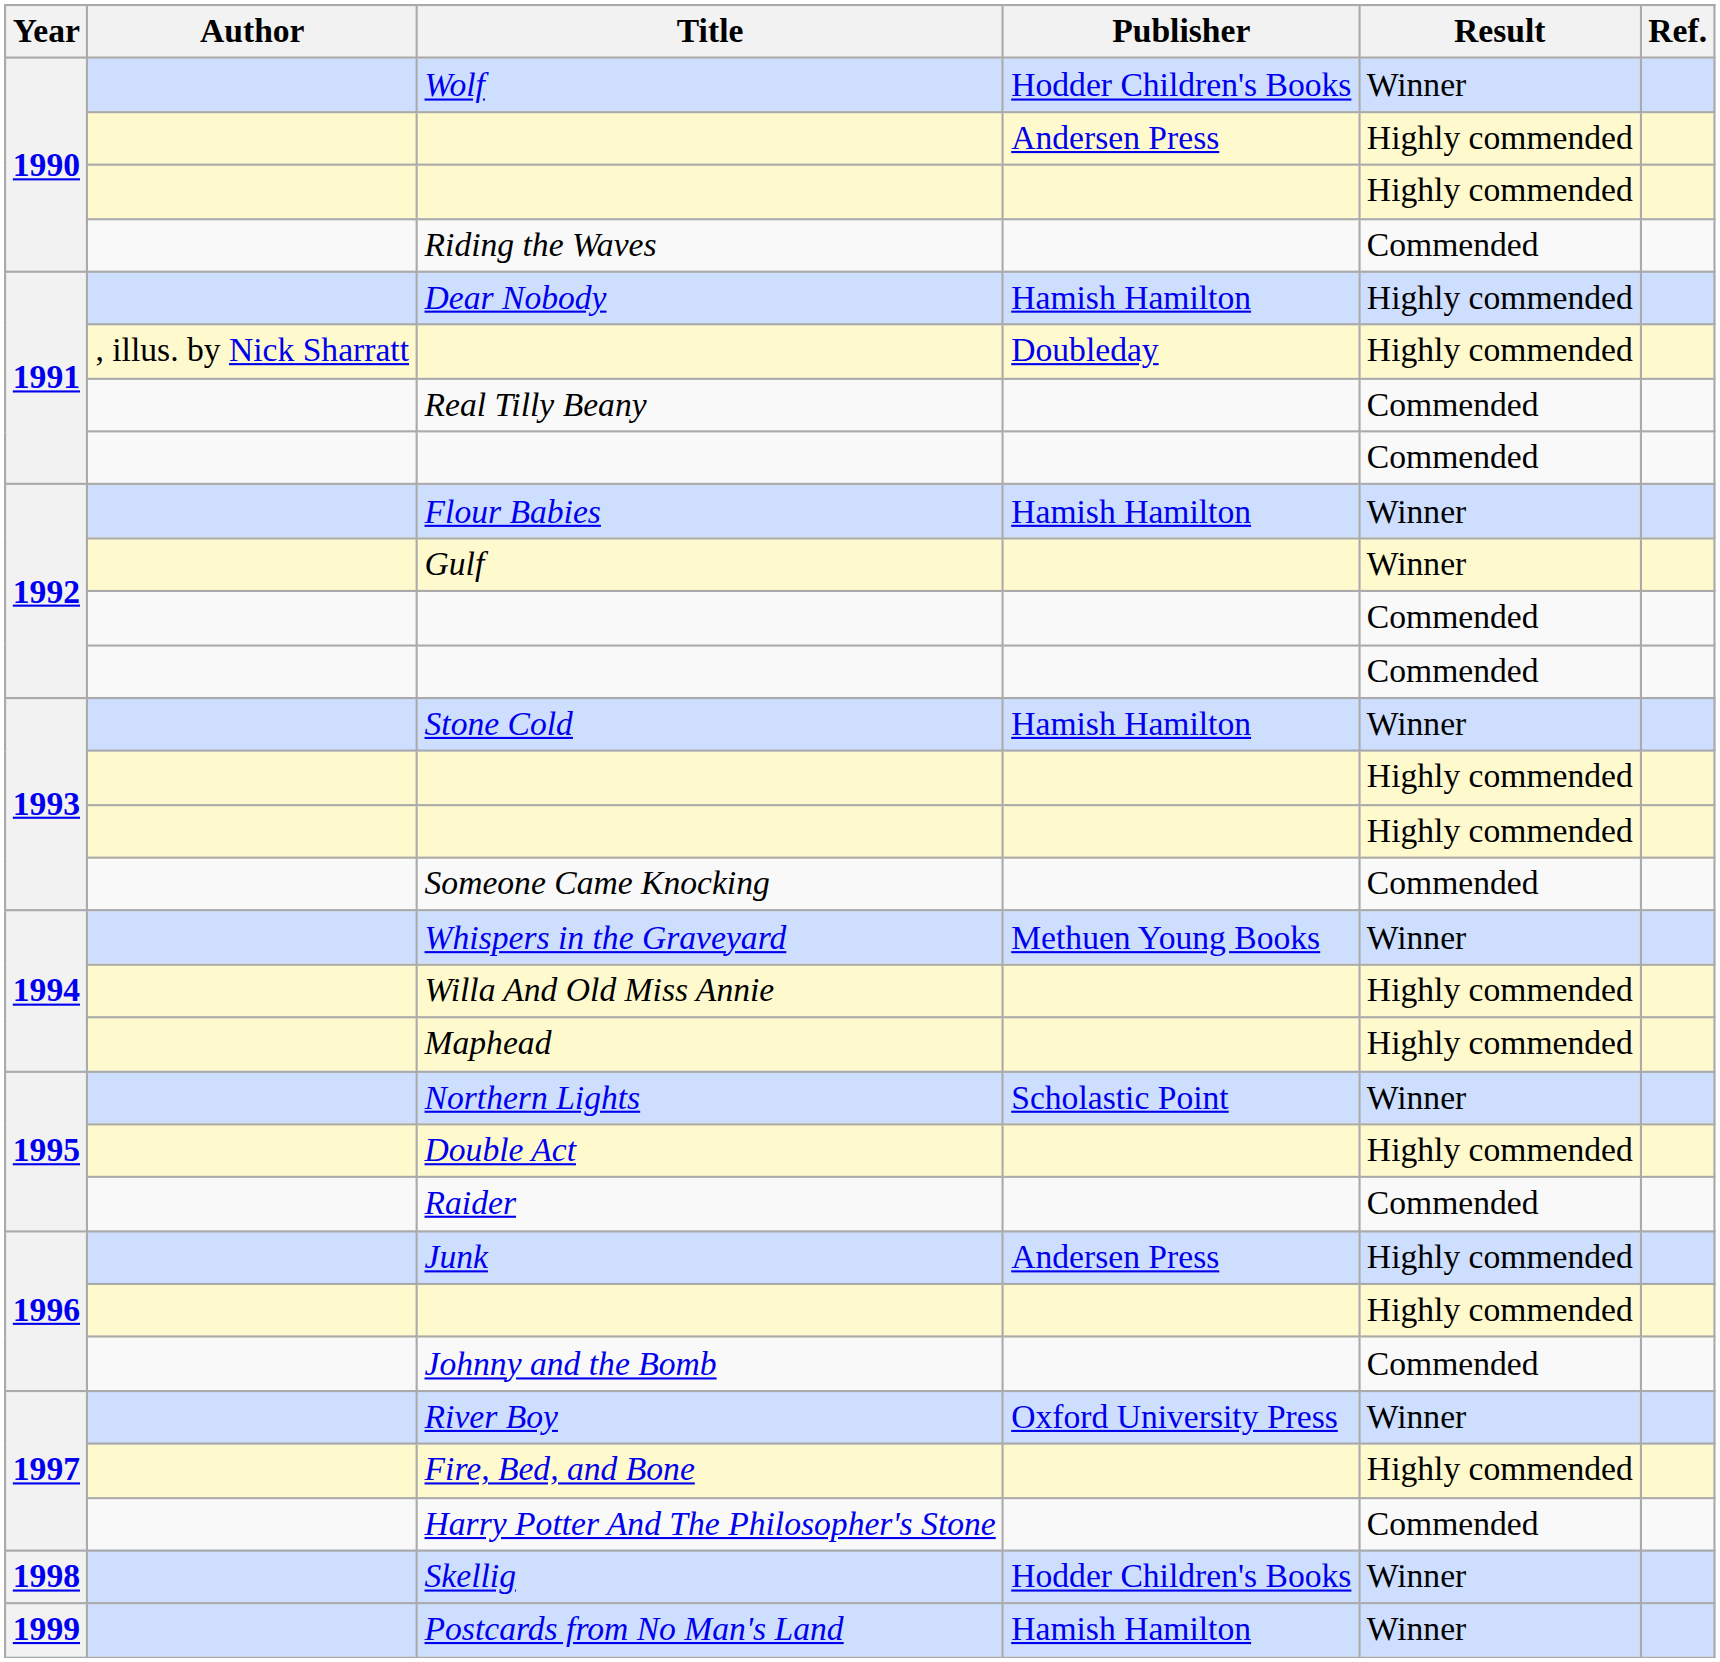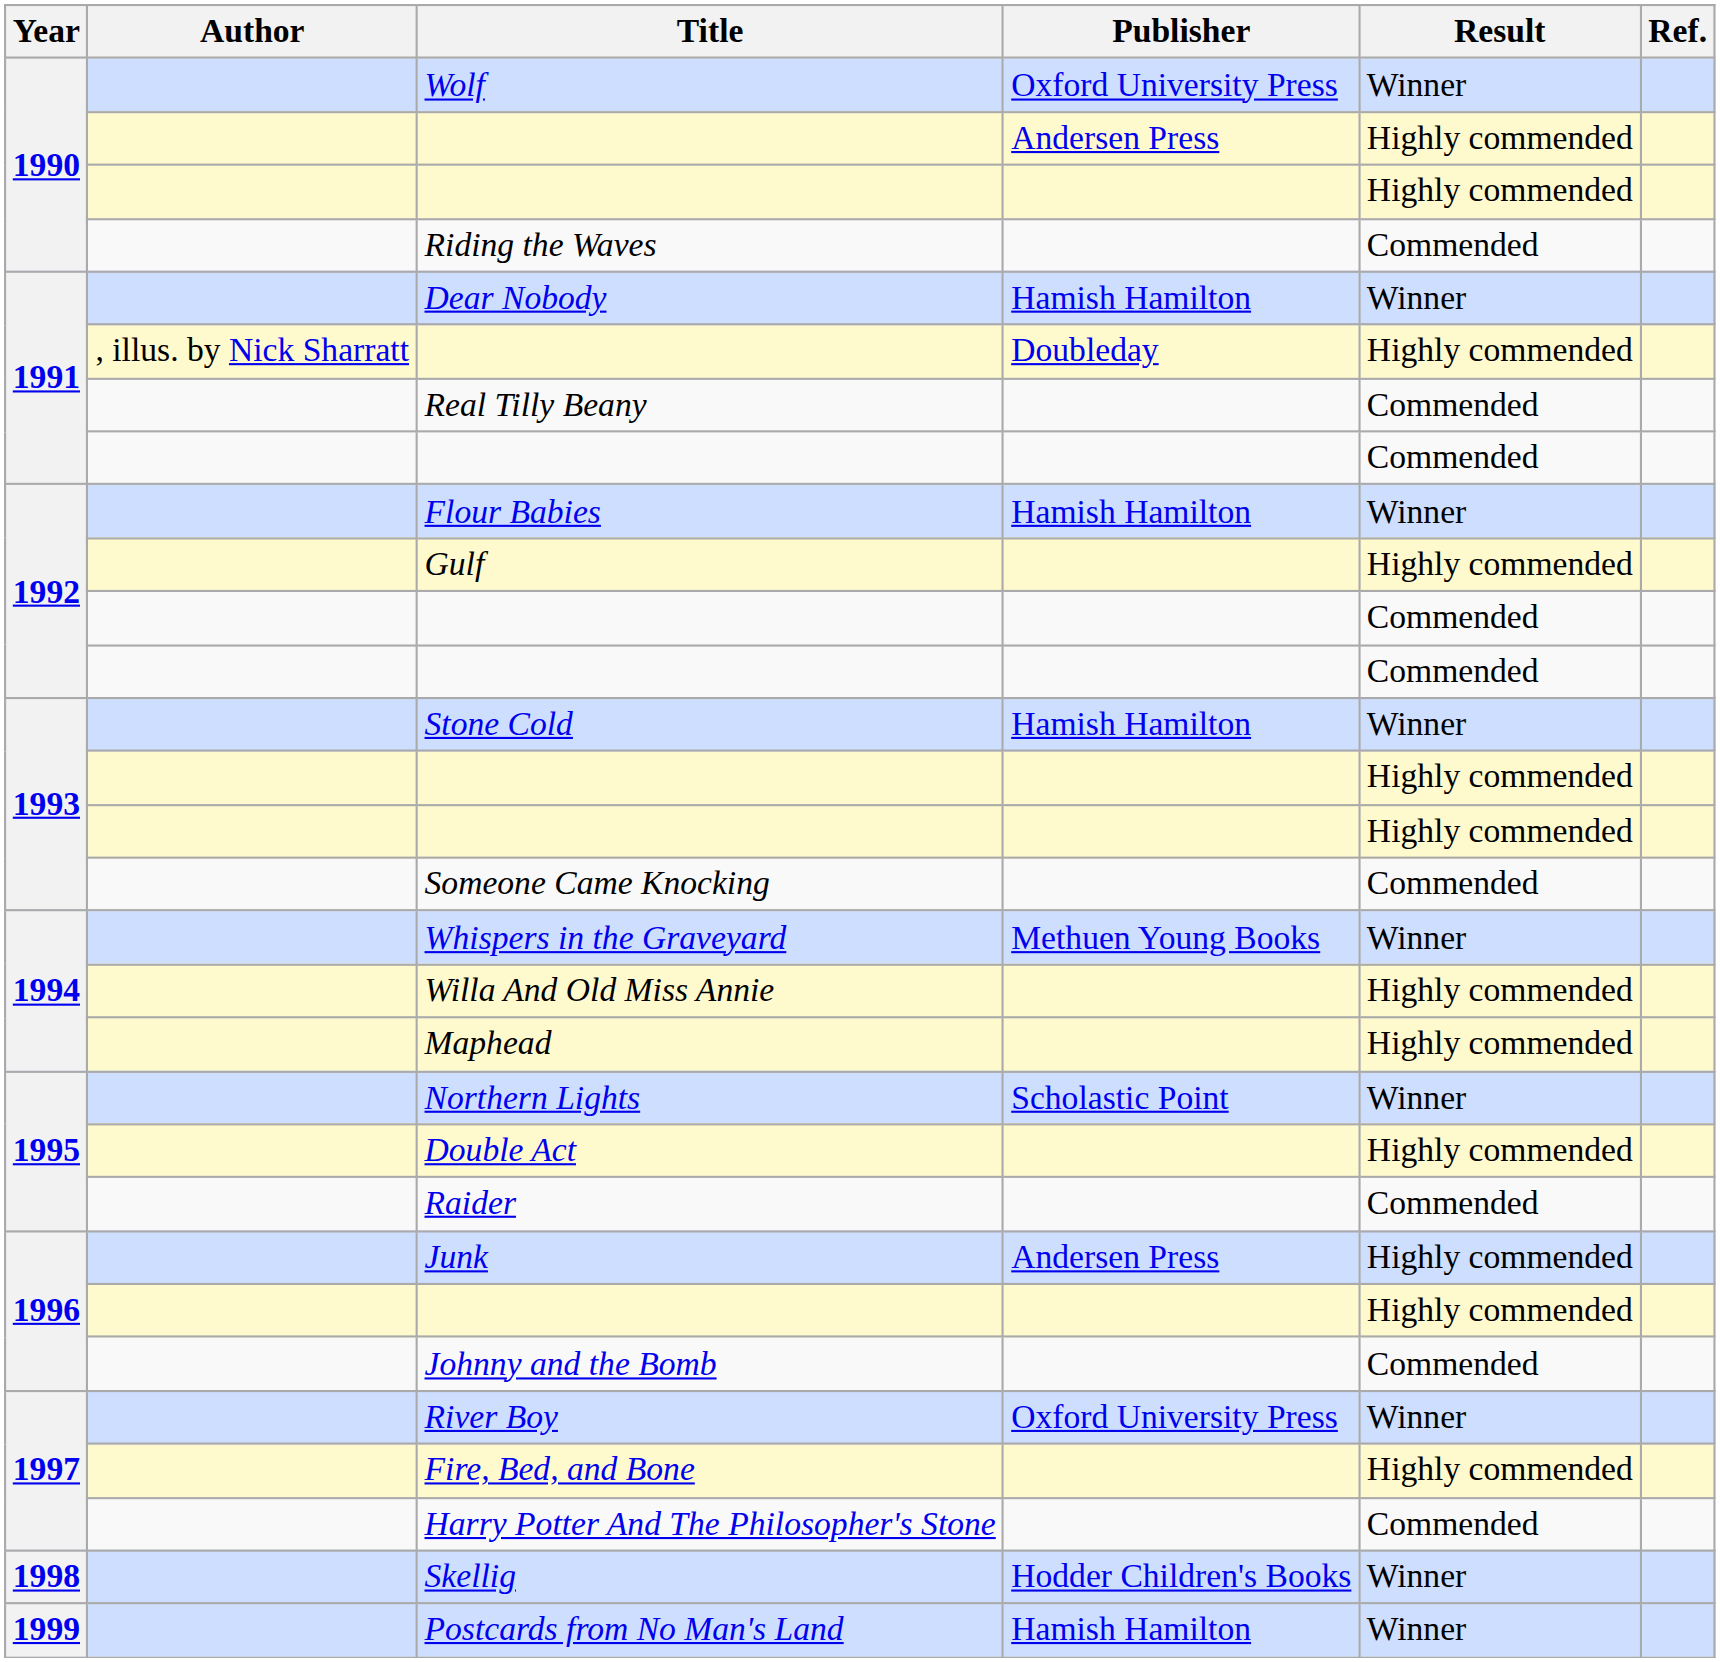(1181, 84) Hodder Children's Books -> (1175, 84) Oxford University Press
(1500, 297) Highly commended -> (1417, 297) Winner
(1417, 564) Winner -> (1500, 564) Highly commended
